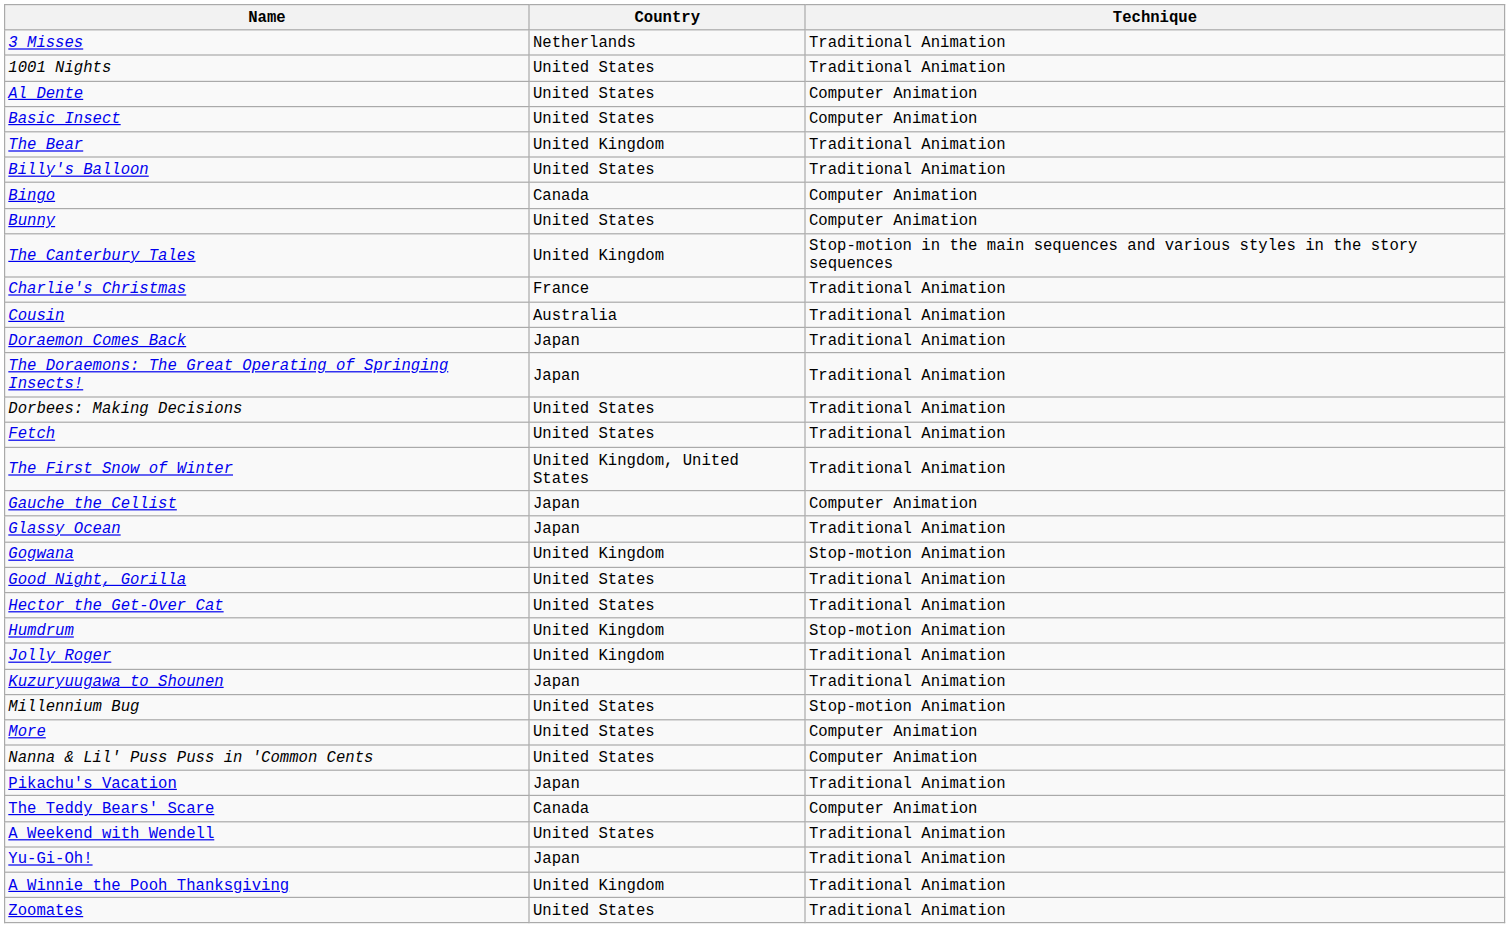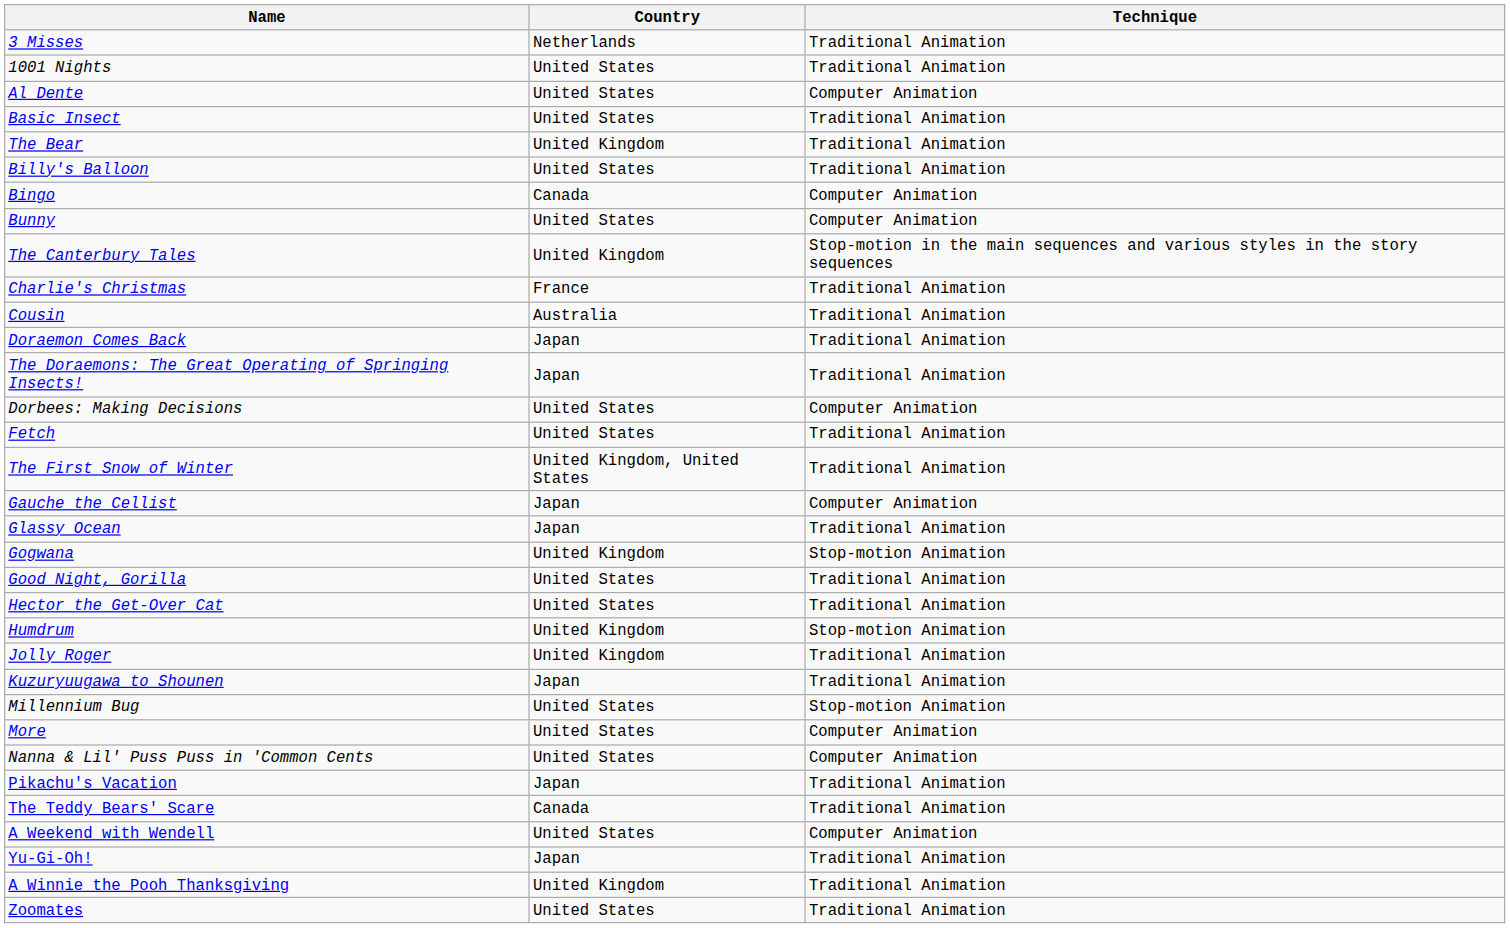(893, 119) Computer Animation -> (907, 119) Traditional Animation
(907, 409) Traditional Animation -> (893, 409) Computer Animation
(893, 809) Computer Animation -> (907, 809) Traditional Animation
(907, 834) Traditional Animation -> (893, 834) Computer Animation
